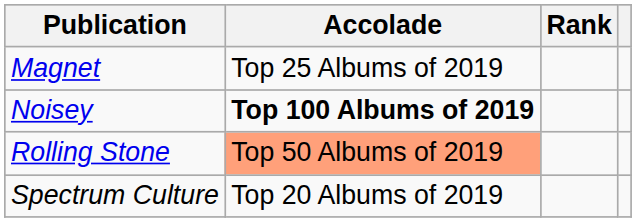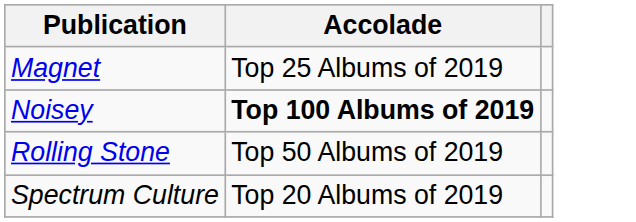- column: (579, 25)
(367, 152) lightsalmon background -> (367, 152) no background
